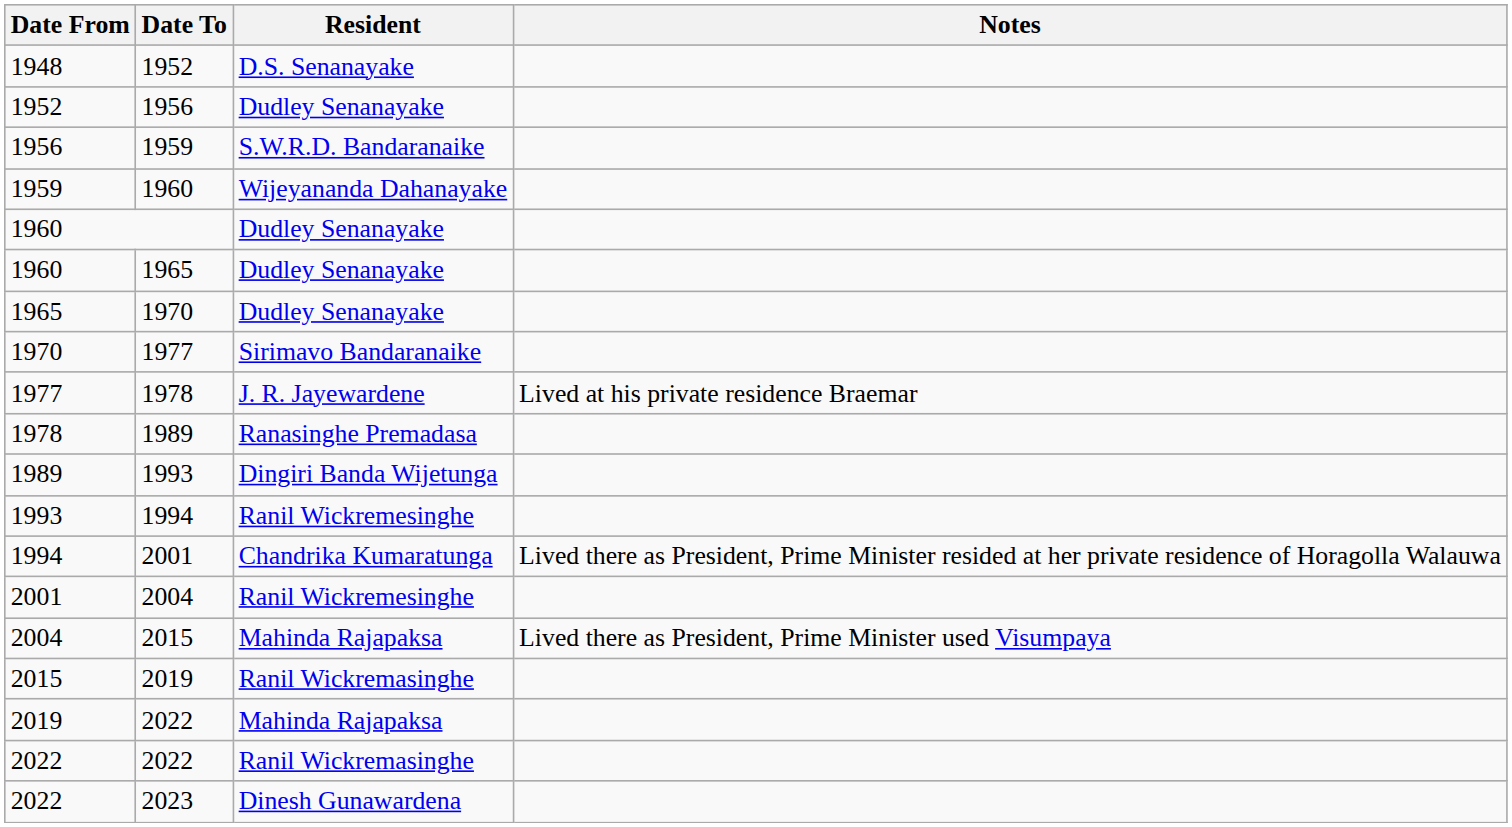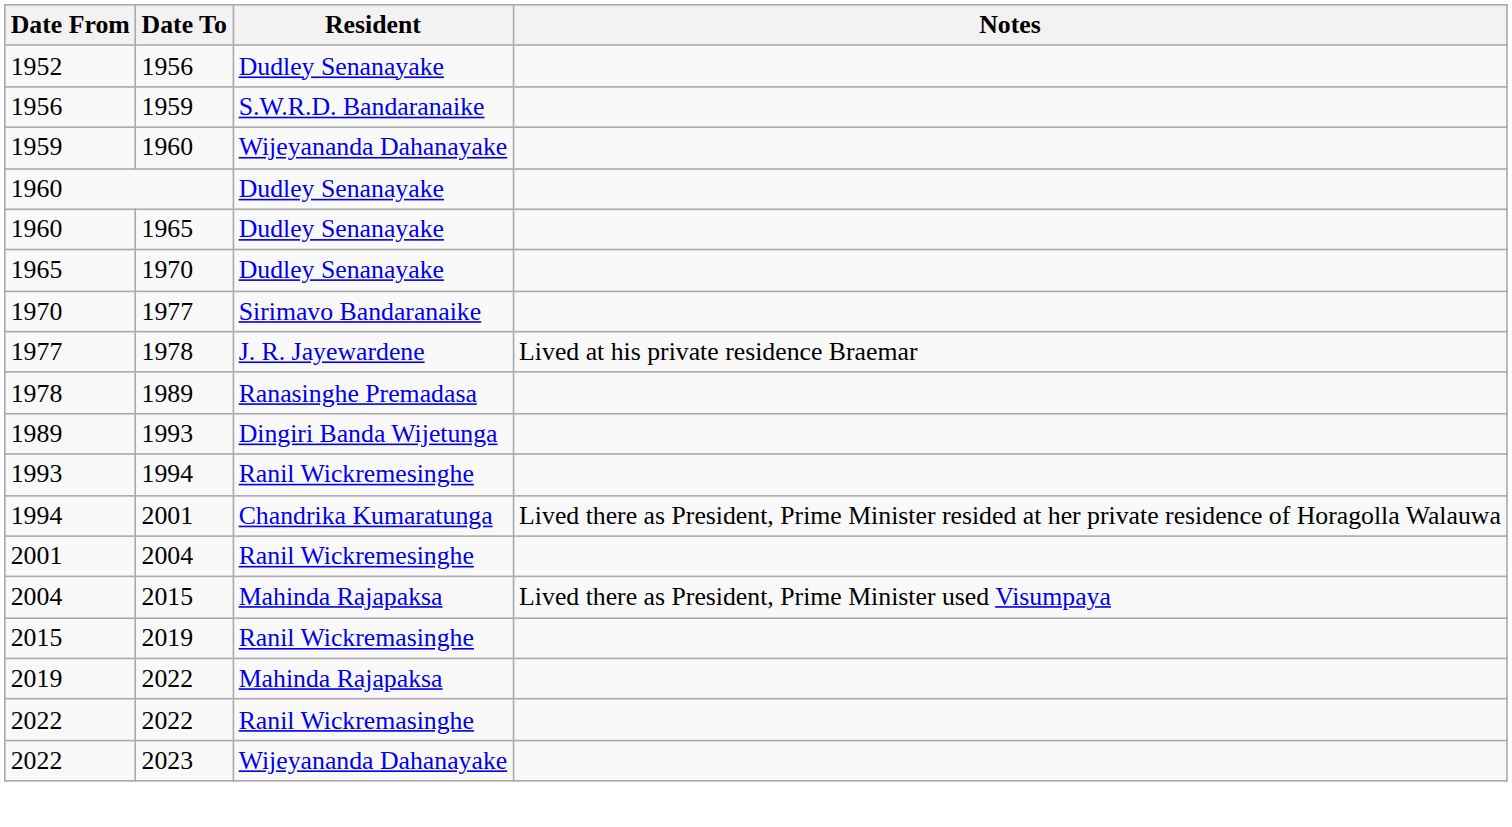- row: (37, 65)
(350, 801) Dinesh Gunawardena -> (373, 760) Wijeyananda Dahanayake
